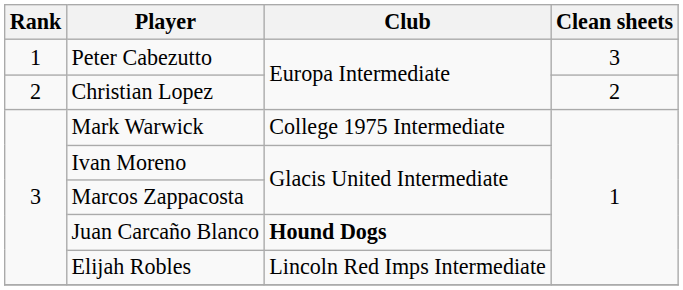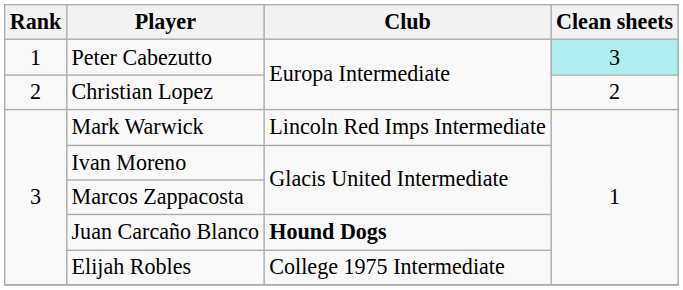(615, 57) no background -> (615, 57) paleturquoise background
(387, 127) College 1975 Intermediate -> (408, 127) Lincoln Red Imps Intermediate
(408, 267) Lincoln Red Imps Intermediate -> (387, 267) College 1975 Intermediate
